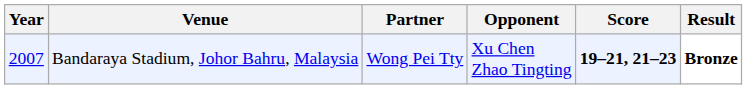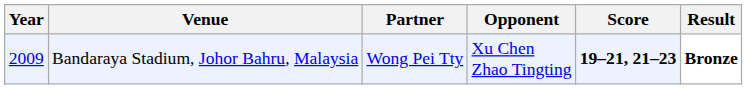(26, 58) 2007 -> (26, 58) 2009
